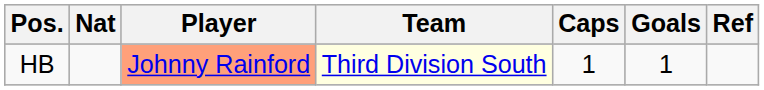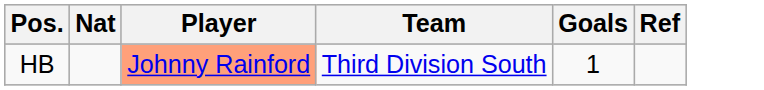- column: (589, 24)
(434, 64) lightyellow background -> (434, 64) no background
